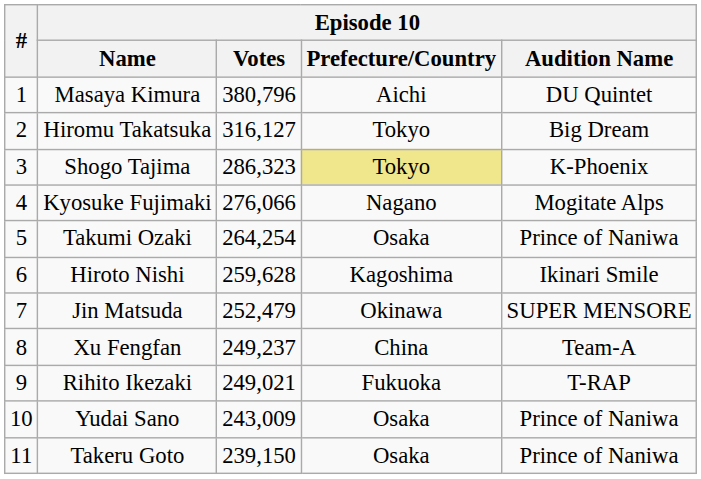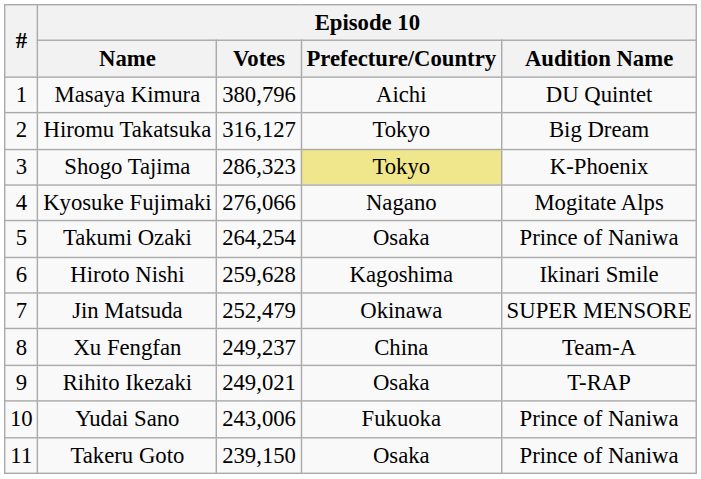(401, 382) Fukuoka -> (401, 382) Osaka
(259, 418) 243,009 -> (259, 418) 243,006
(401, 418) Osaka -> (401, 418) Fukuoka
